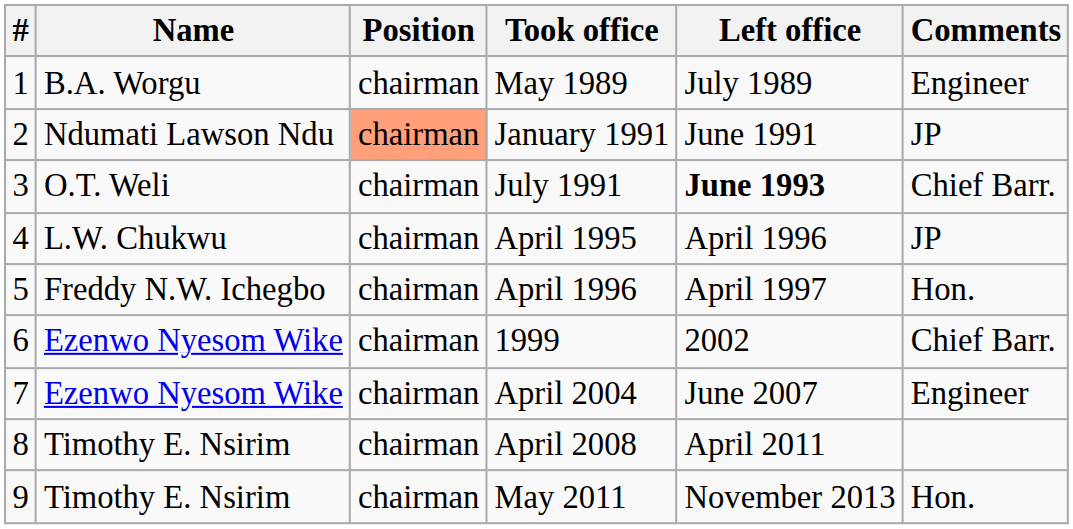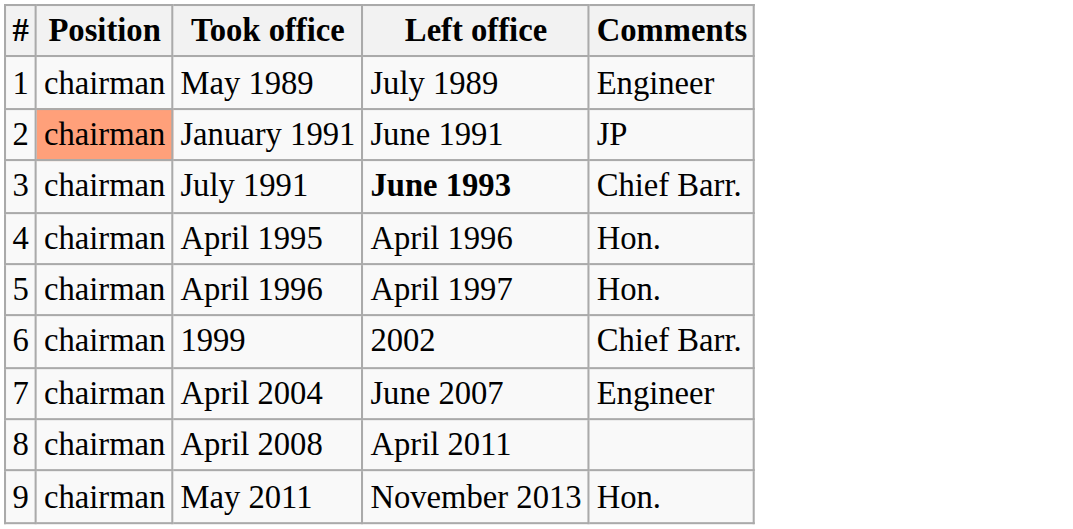- column: (193, 30)
(926, 237) JP -> (629, 237) Hon.
